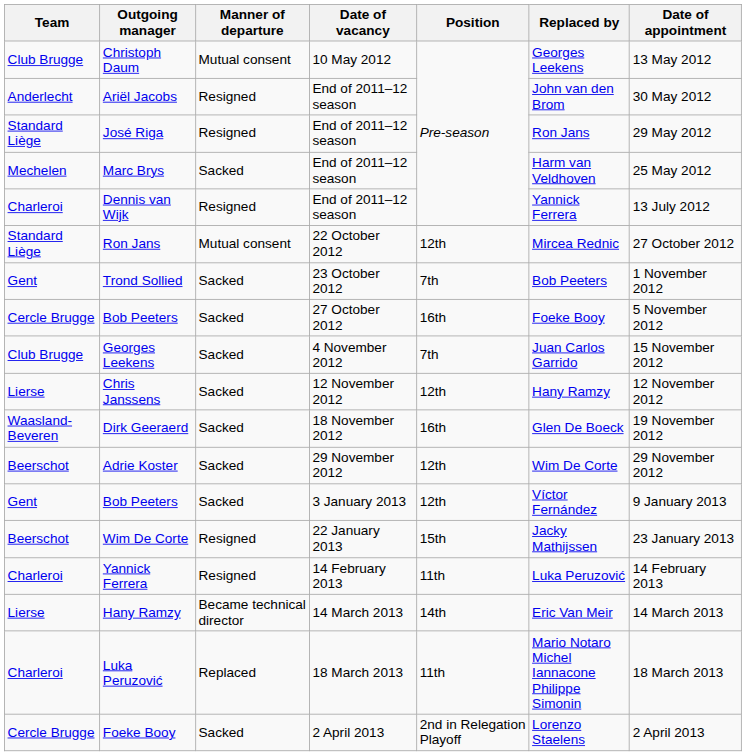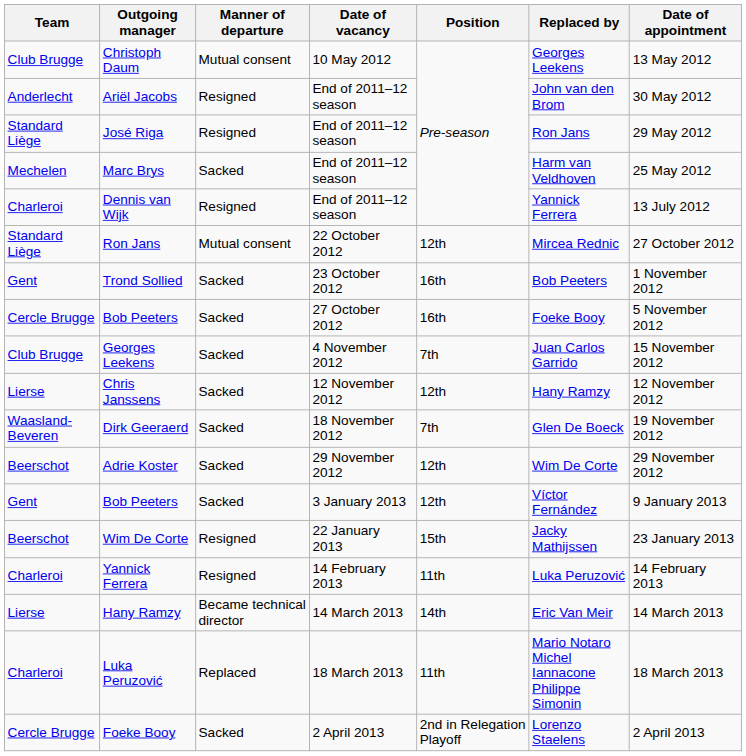(429, 281) 7th -> (433, 281) 16th
(433, 428) 16th -> (429, 428) 7th
